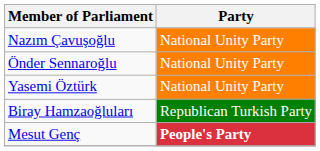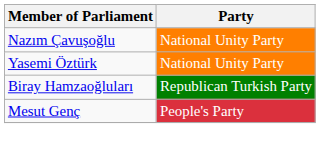- row: (62, 63)
(206, 134) bold -> (202, 110) normal
